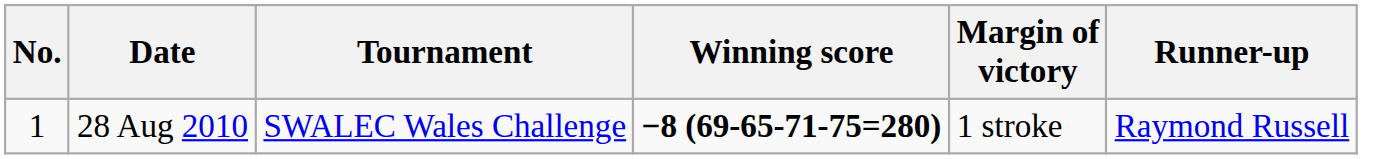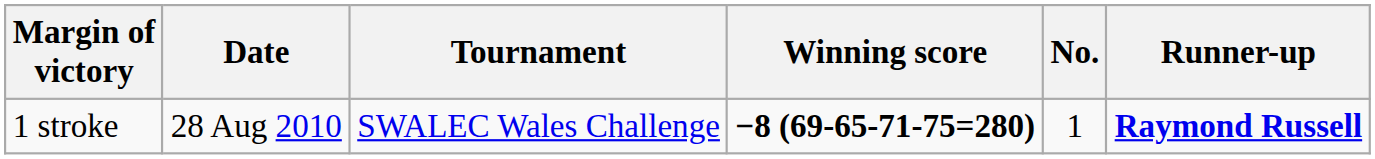columns swapped: (37, 51) <-> (1028, 51)
(1232, 125) normal -> (1238, 125) bold
